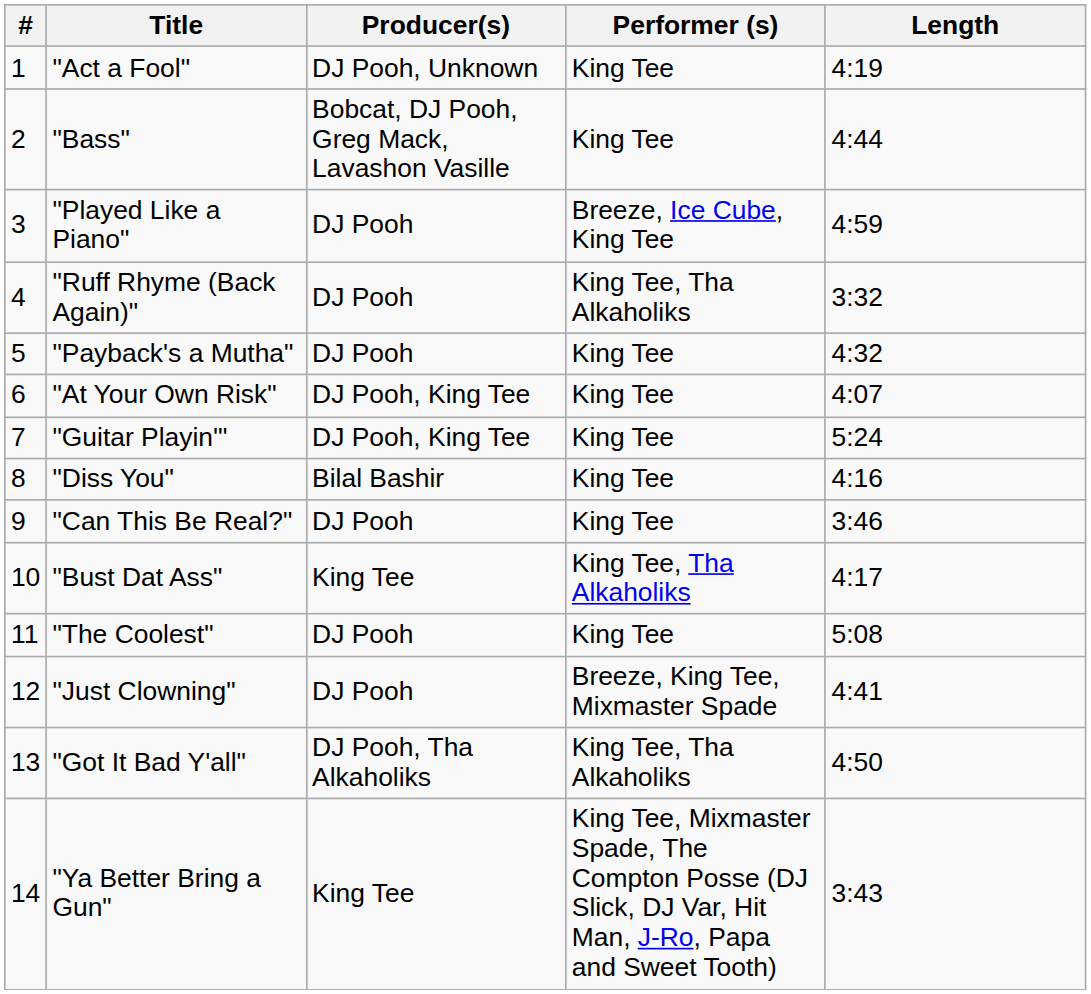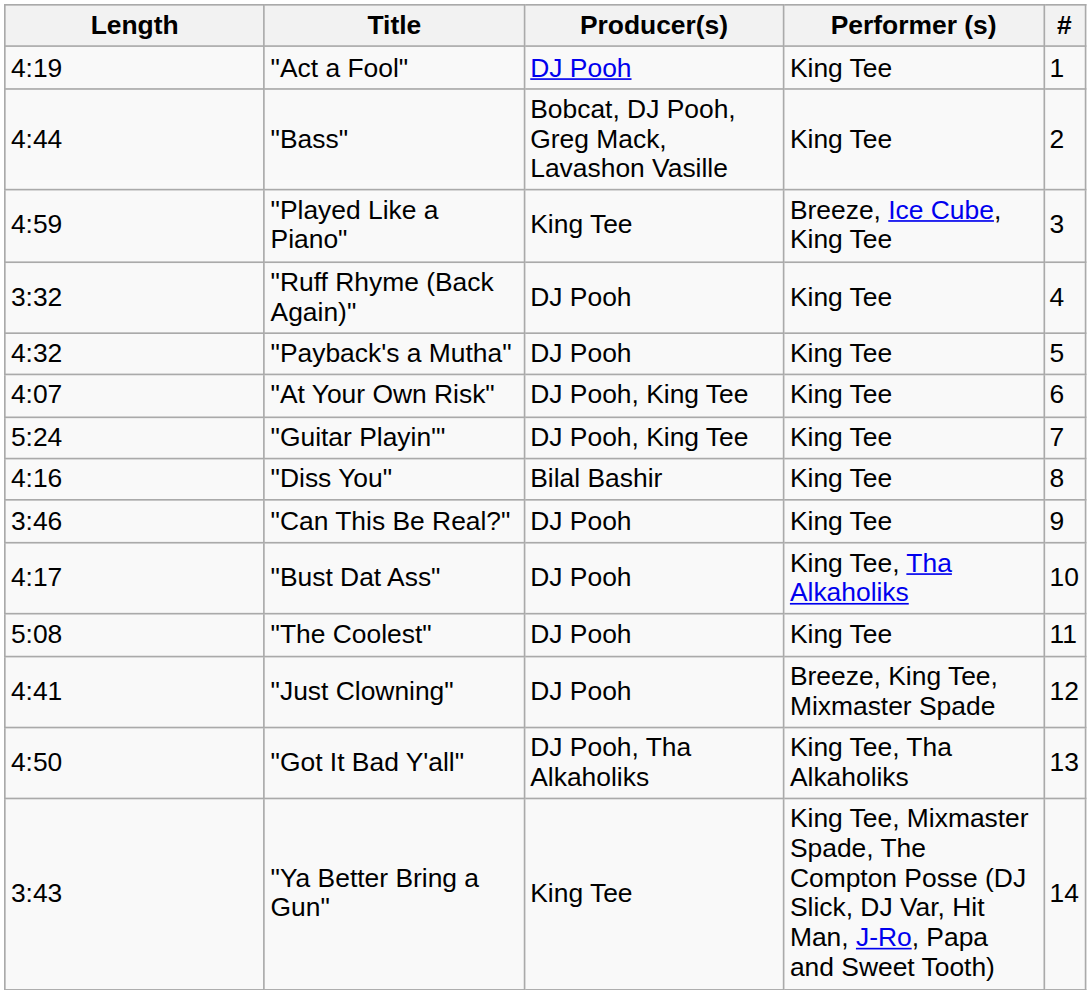columns swapped: (26, 25) <-> (955, 25)
(425, 67) DJ Pooh, Unknown -> (581, 67) DJ Pooh
(363, 225) DJ Pooh -> (581, 225) King Tee
(653, 296) King Tee, Tha Alkaholiks -> (841, 296) King Tee
(363, 577) King Tee -> (581, 577) DJ Pooh
